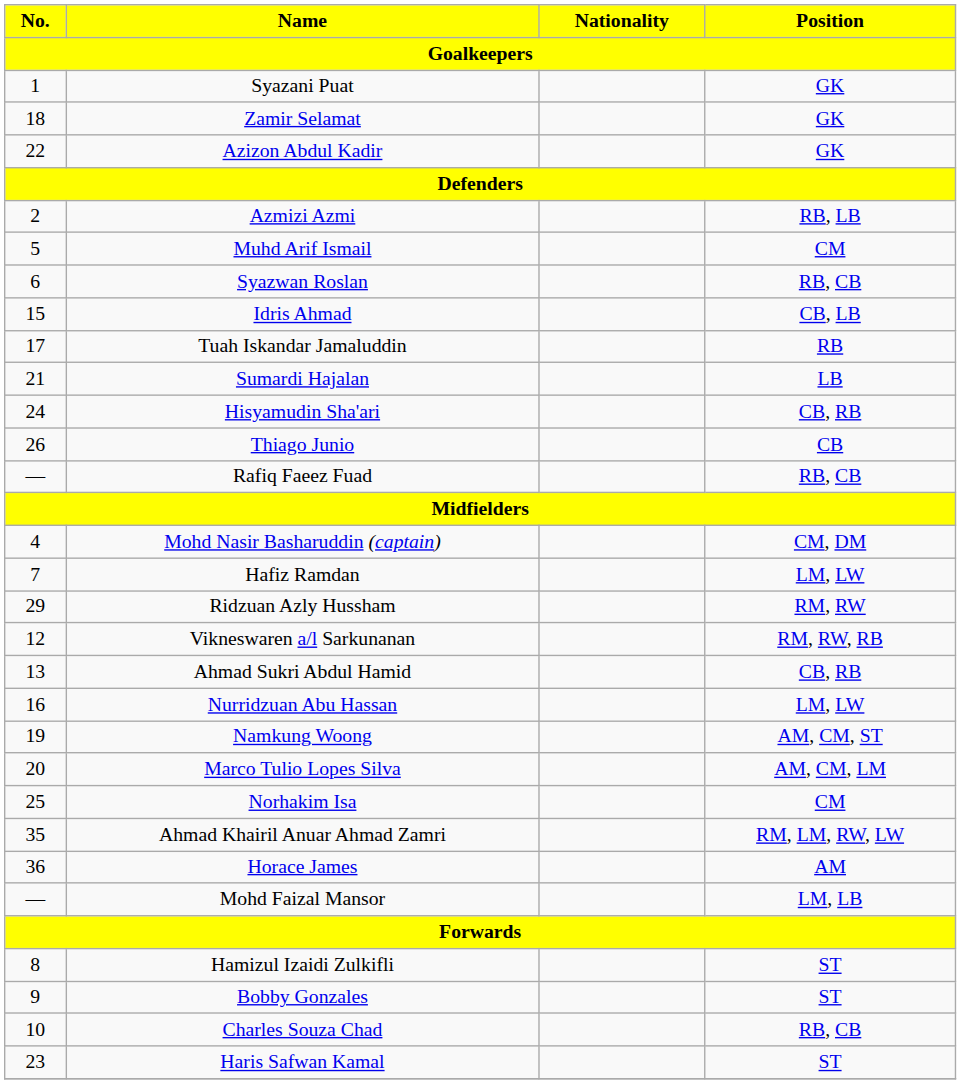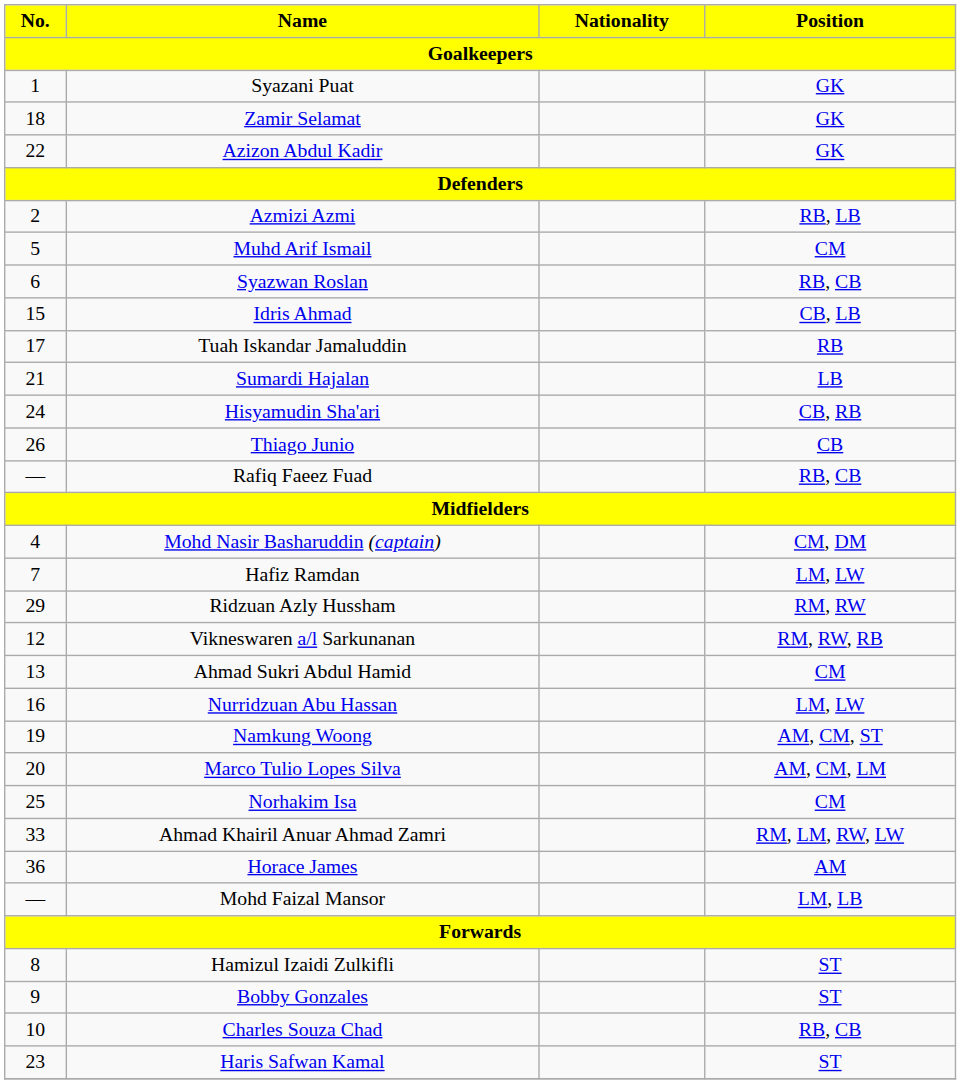(830, 671) CB, RB -> (830, 671) CM
(35, 834) 35 -> (35, 834) 33
